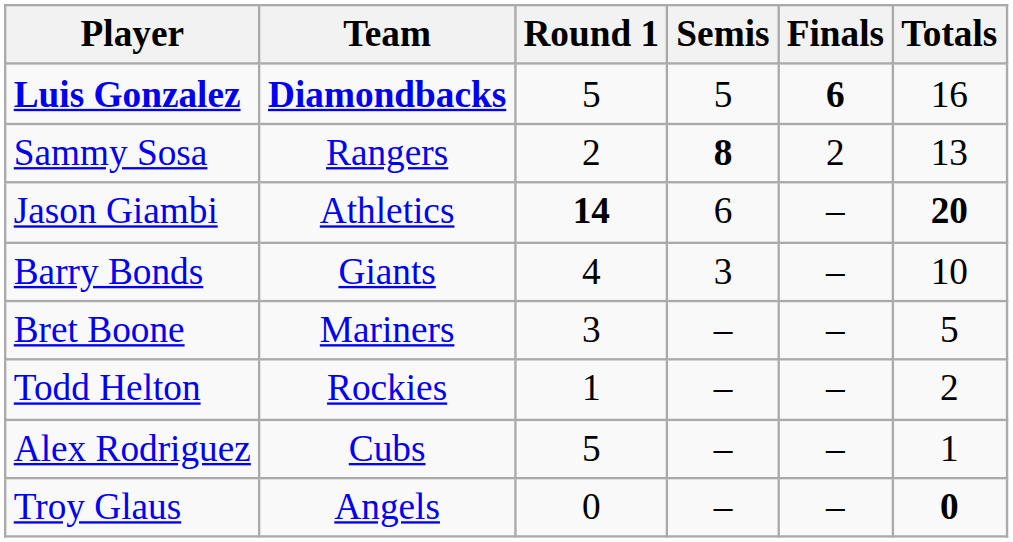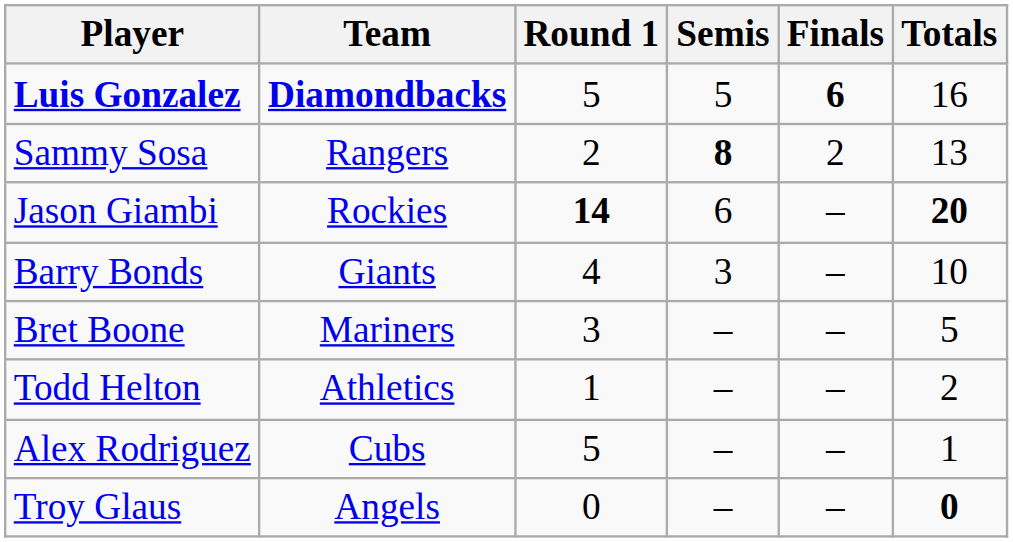(387, 211) Athletics -> (387, 211) Rockies
(387, 388) Rockies -> (387, 388) Athletics
